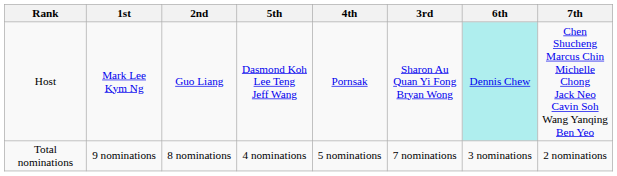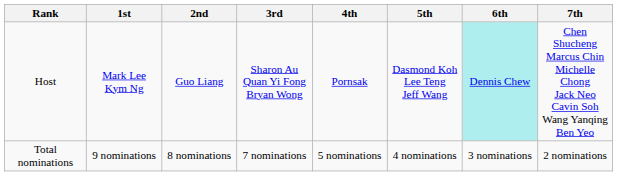columns swapped: (425, 13) <-> (274, 13)
